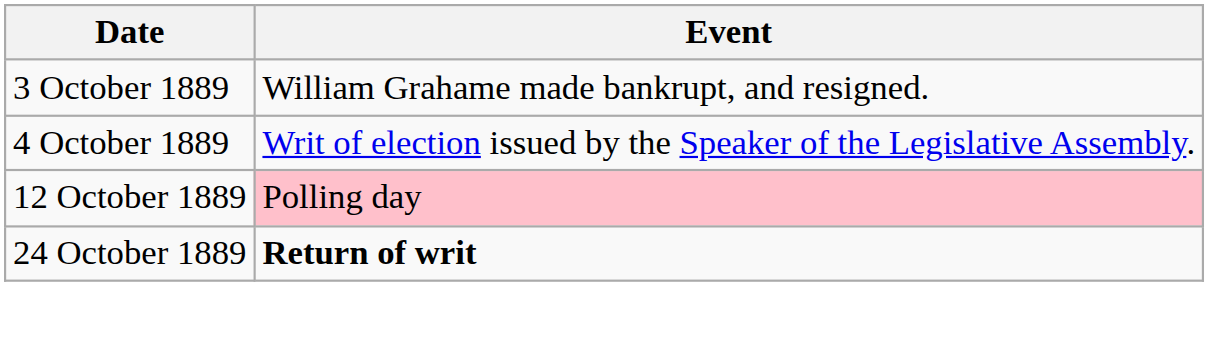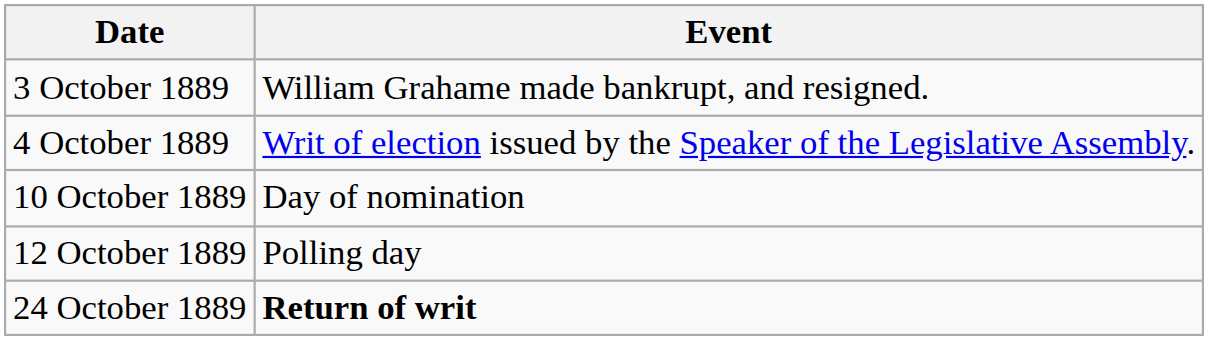+ row: (130, 197)
(342, 197) pink background -> (342, 252) no background
